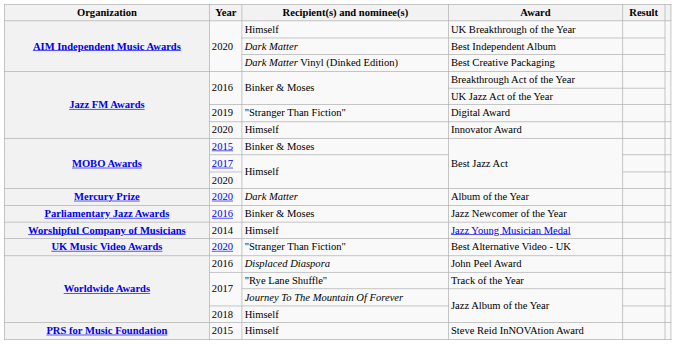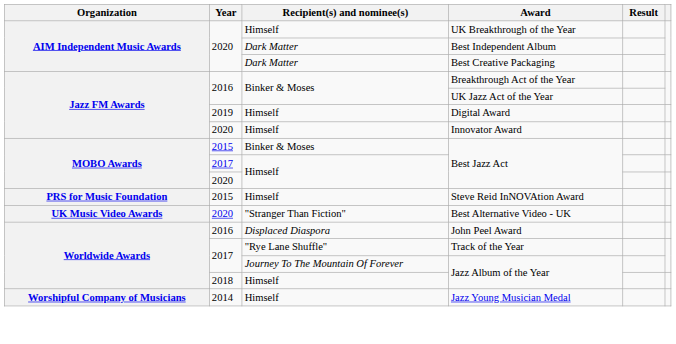(321, 63) Dark Matter Vinyl (Dinked Edition) -> (271, 63) Dark Matter
(295, 113) "Stranger Than Fiction" -> (262, 113) Himself
- row: (222, 197)
- row: (222, 213)
rows swapped: (222, 331) <-> (222, 230)
